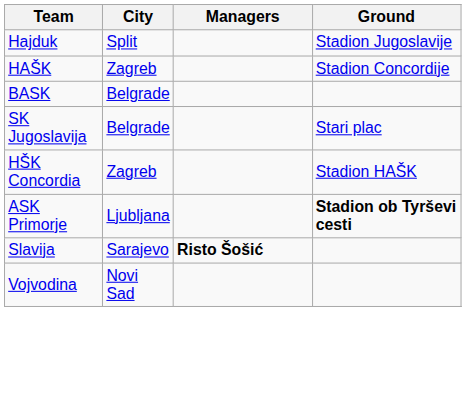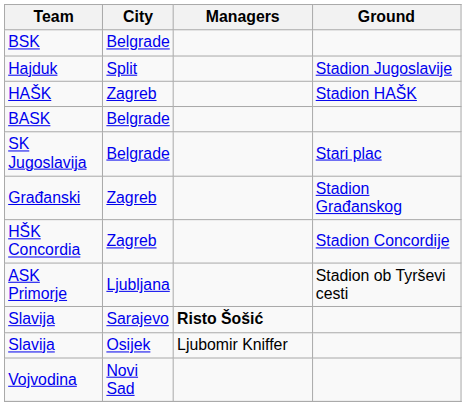+ row: (24, 42)
(383, 67) Stadion Concordije -> (366, 93) Stadion HAŠK
+ row: (44, 197)
(366, 171) Stadion HAŠK -> (383, 240) Stadion Concordije
(386, 215) bold -> (381, 284) normal
+ row: (31, 344)
